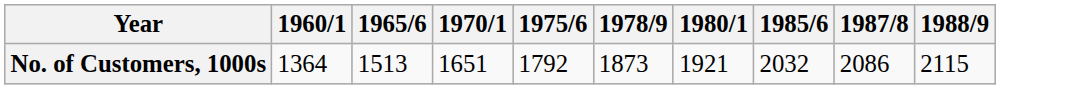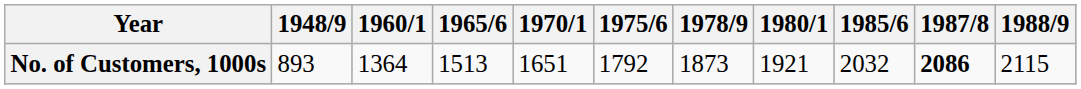+ column: (312, 24)
(865, 63) normal -> (945, 63) bold
